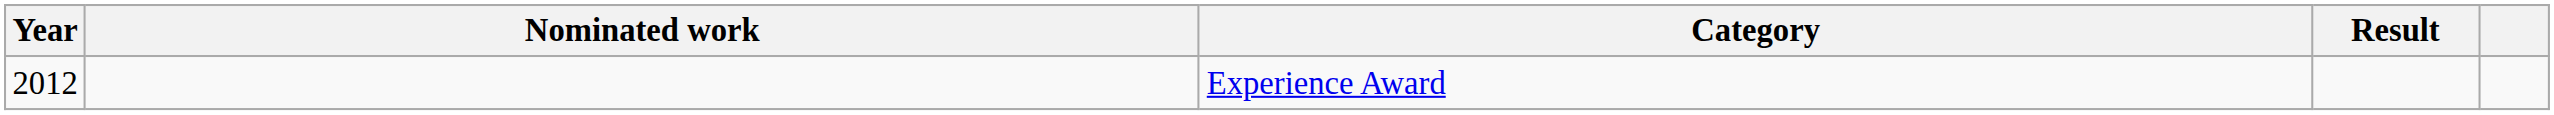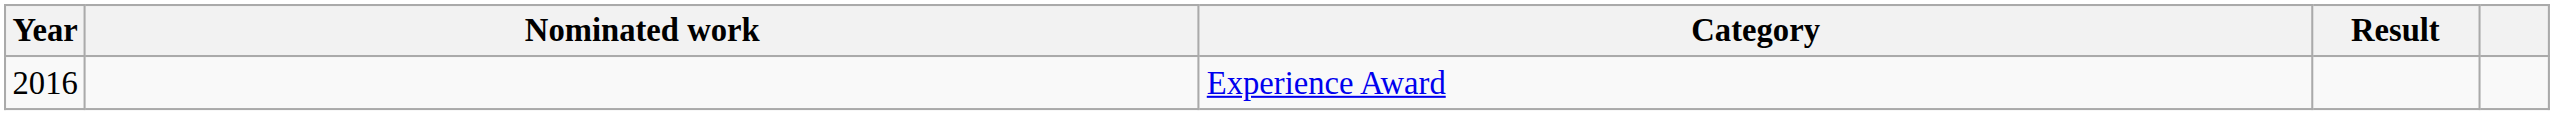(45, 82) 2012 -> (45, 82) 2016
